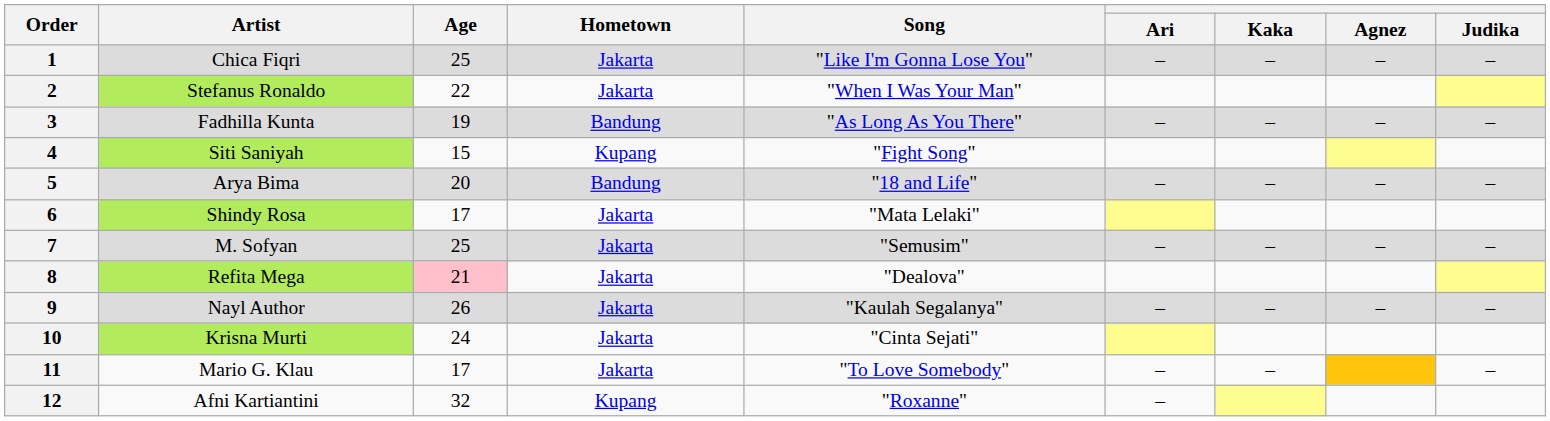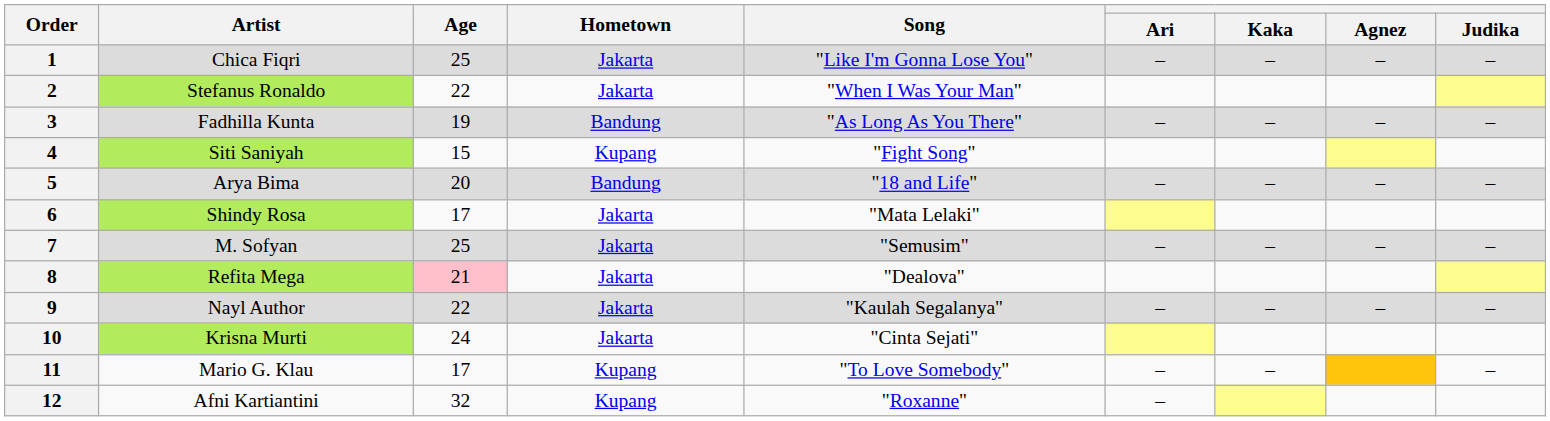(461, 307) 26 -> (461, 307) 22
(626, 369) Jakarta -> (626, 369) Kupang
